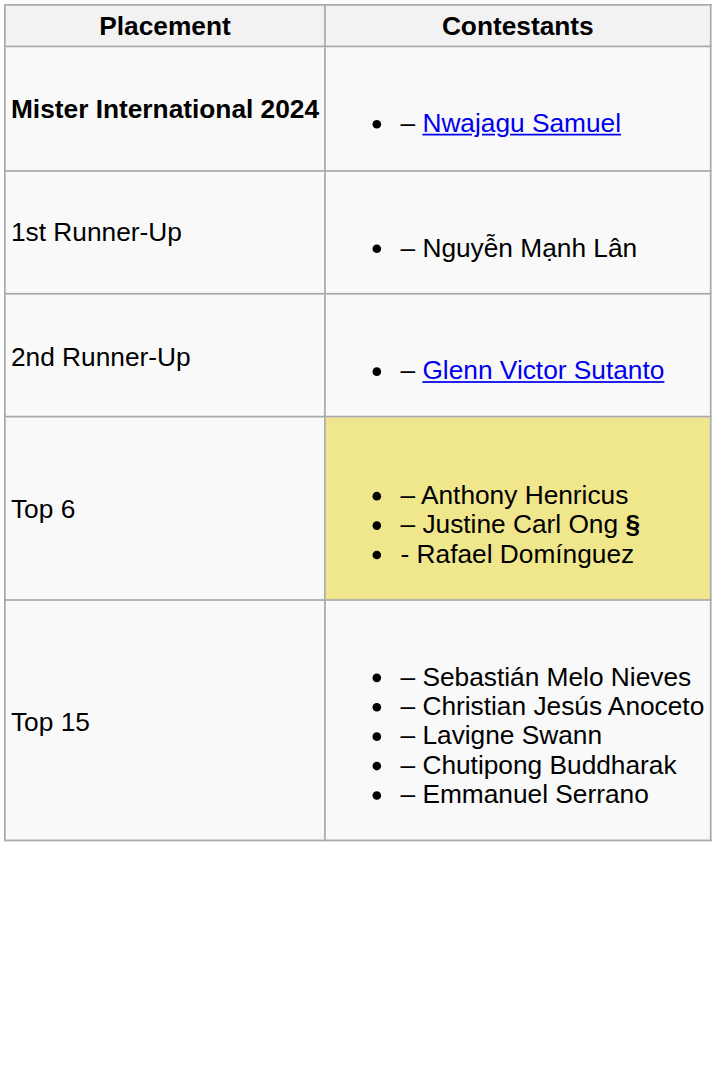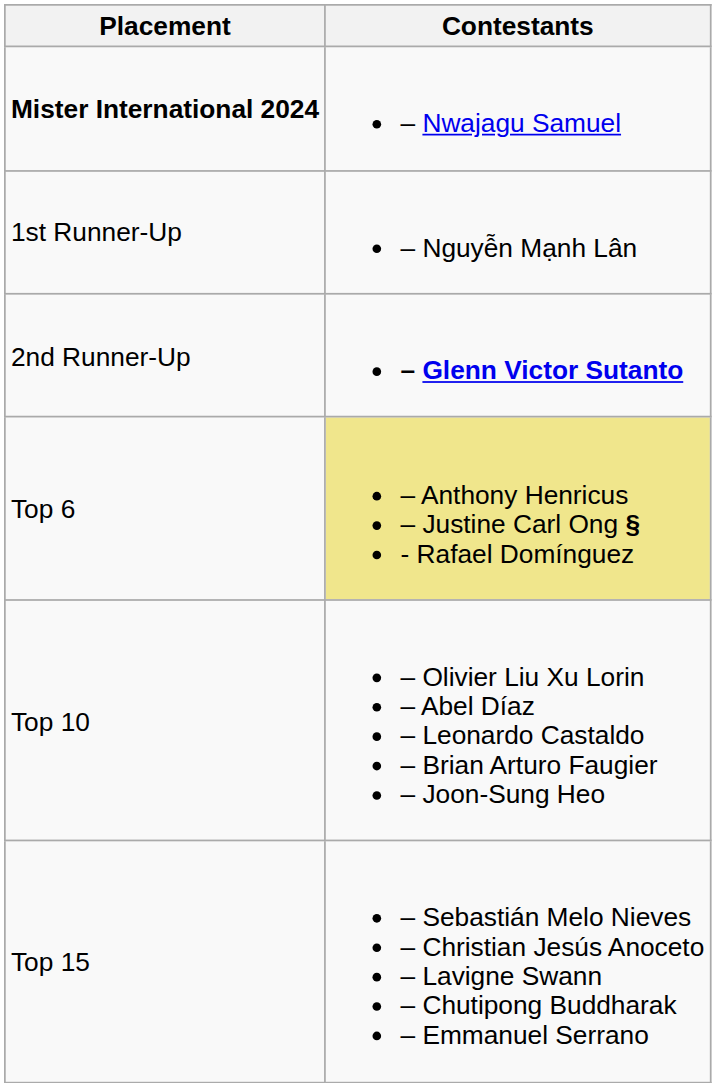(518, 370) normal -> (518, 370) bold
+ row: (50, 720)
